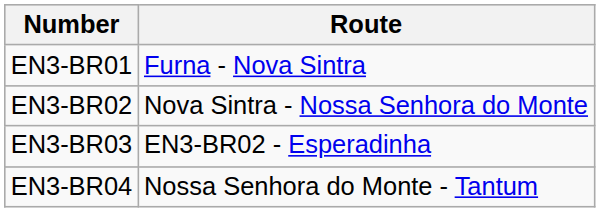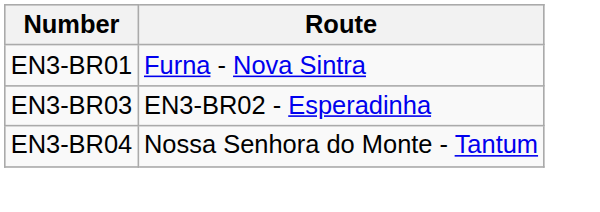- row: (71, 105)
